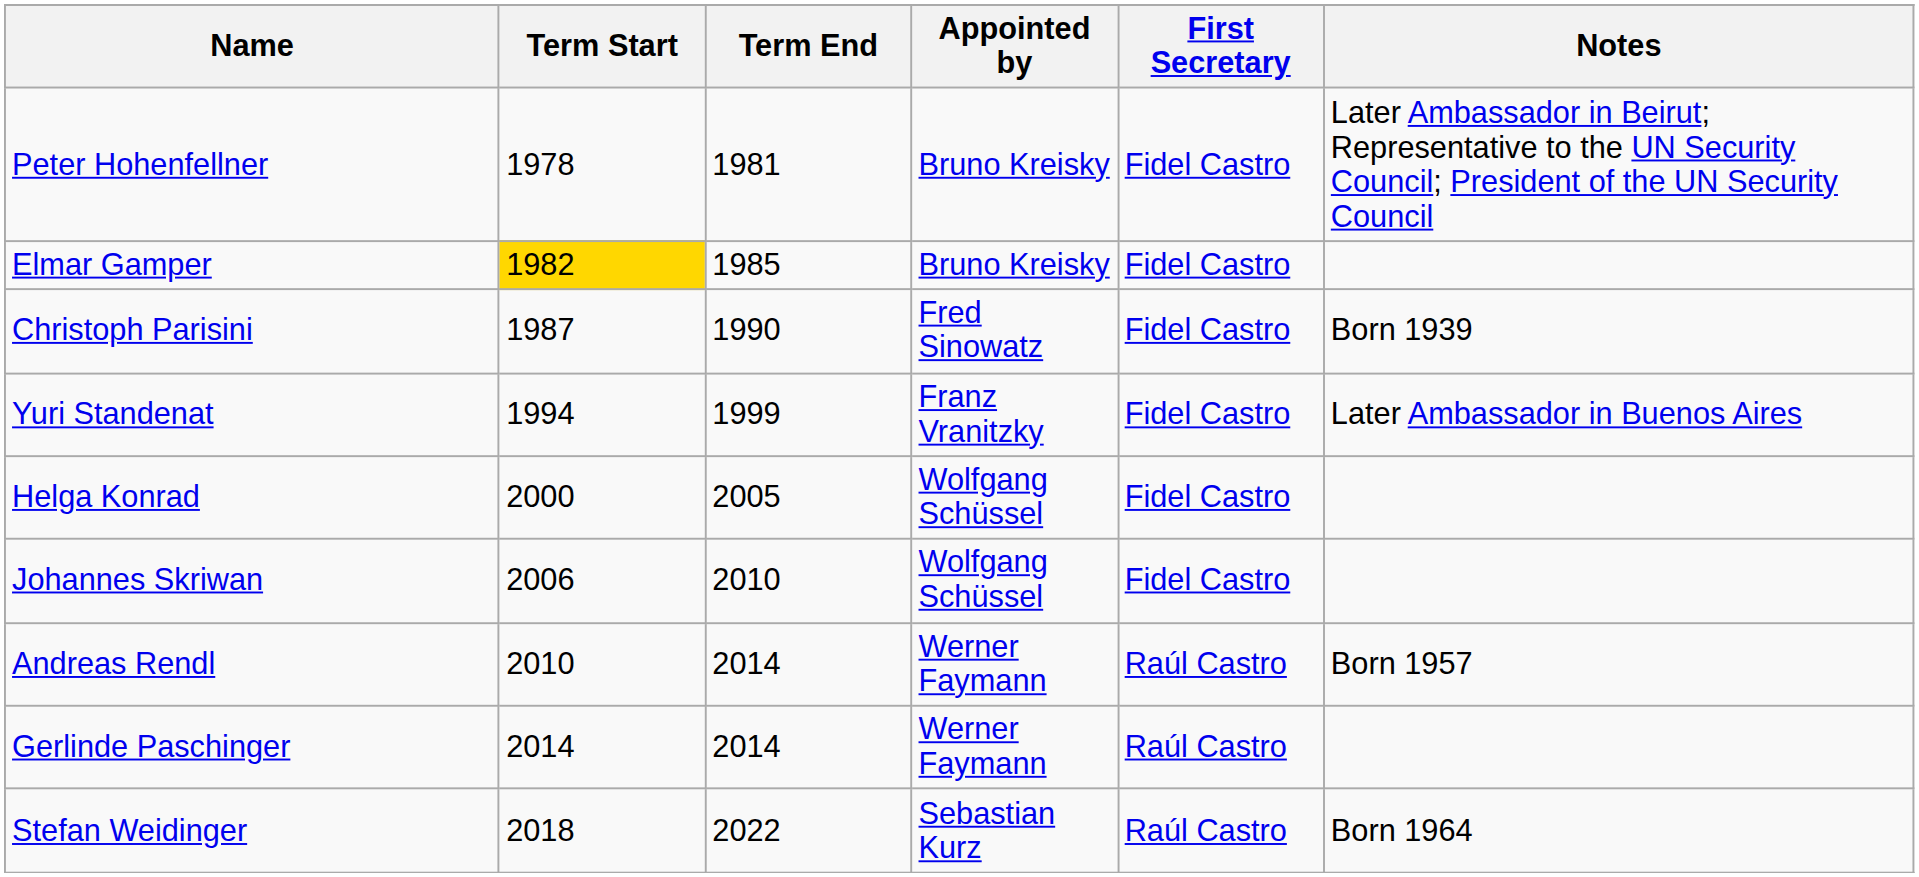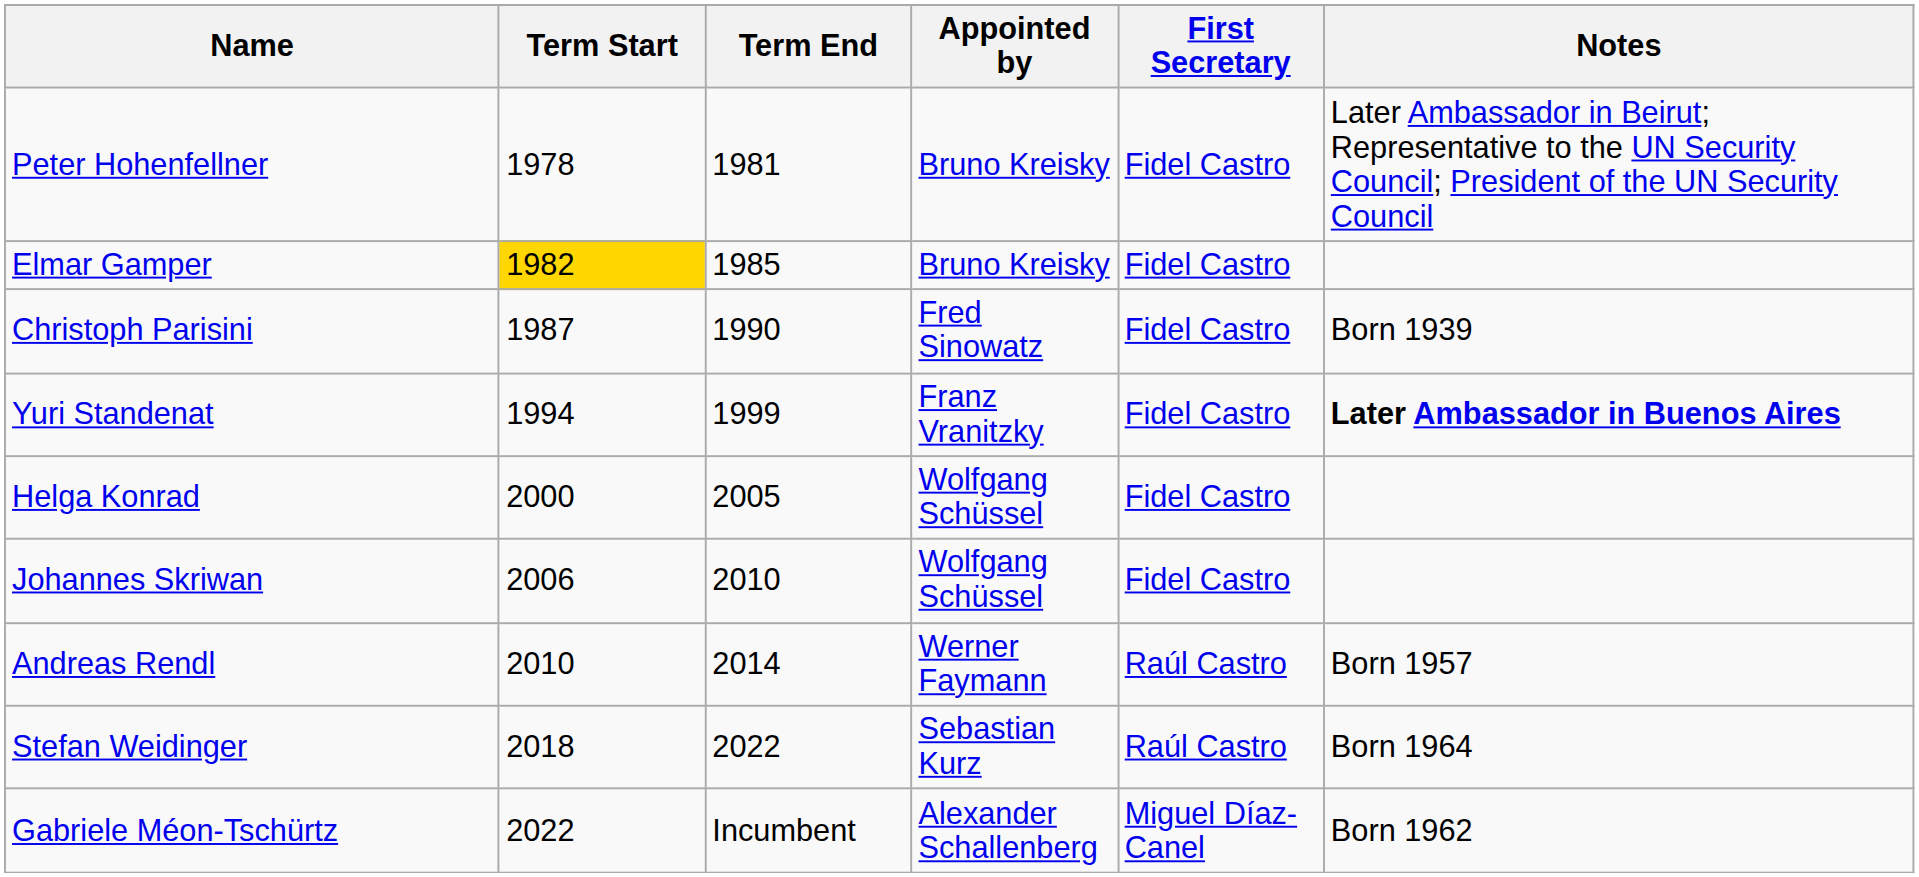(1567, 413) normal -> (1586, 413) bold
- row: (151, 746)
+ row: (175, 830)
